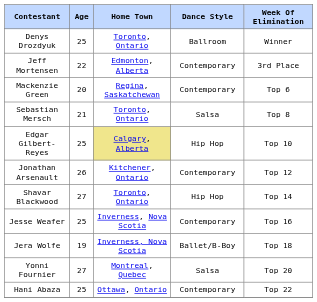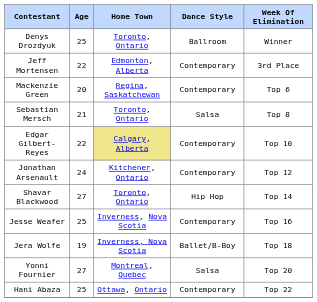(82, 143) 25 -> (82, 143) 22
(207, 143) Hip Hop -> (207, 143) Contemporary
(82, 172) 26 -> (82, 172) 24
